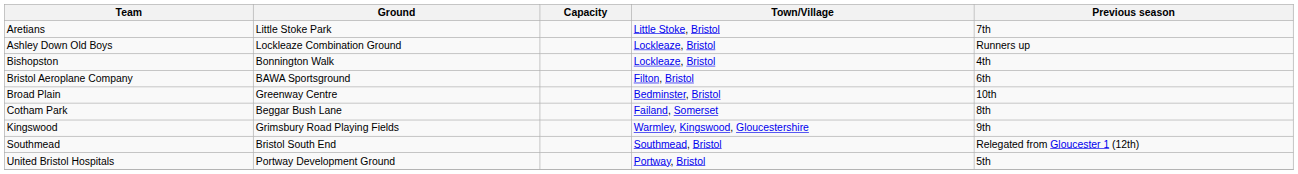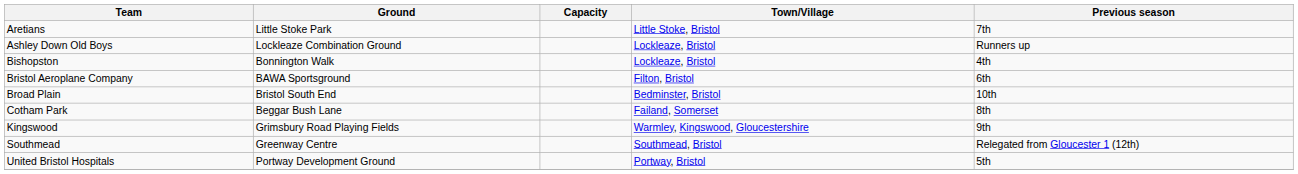(296, 95) Greenway Centre -> (296, 95) Bristol South End
(296, 144) Bristol South End -> (296, 144) Greenway Centre
